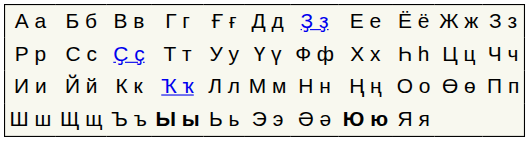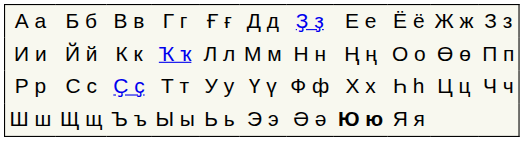rows swapped: (30, 86) <-> (30, 54)
(178, 119) bold -> (175, 119) normal
